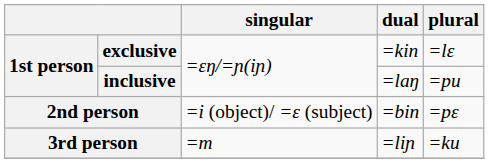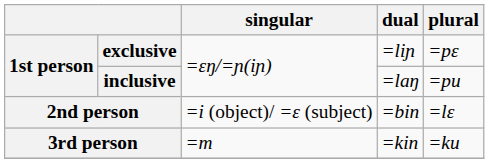(400, 50) =kin -> (398, 50) =liɲ
(441, 50) =lɛ -> (443, 50) =pɛ
(443, 111) =pɛ -> (441, 111) =lɛ
(398, 142) =liɲ -> (400, 142) =kin
